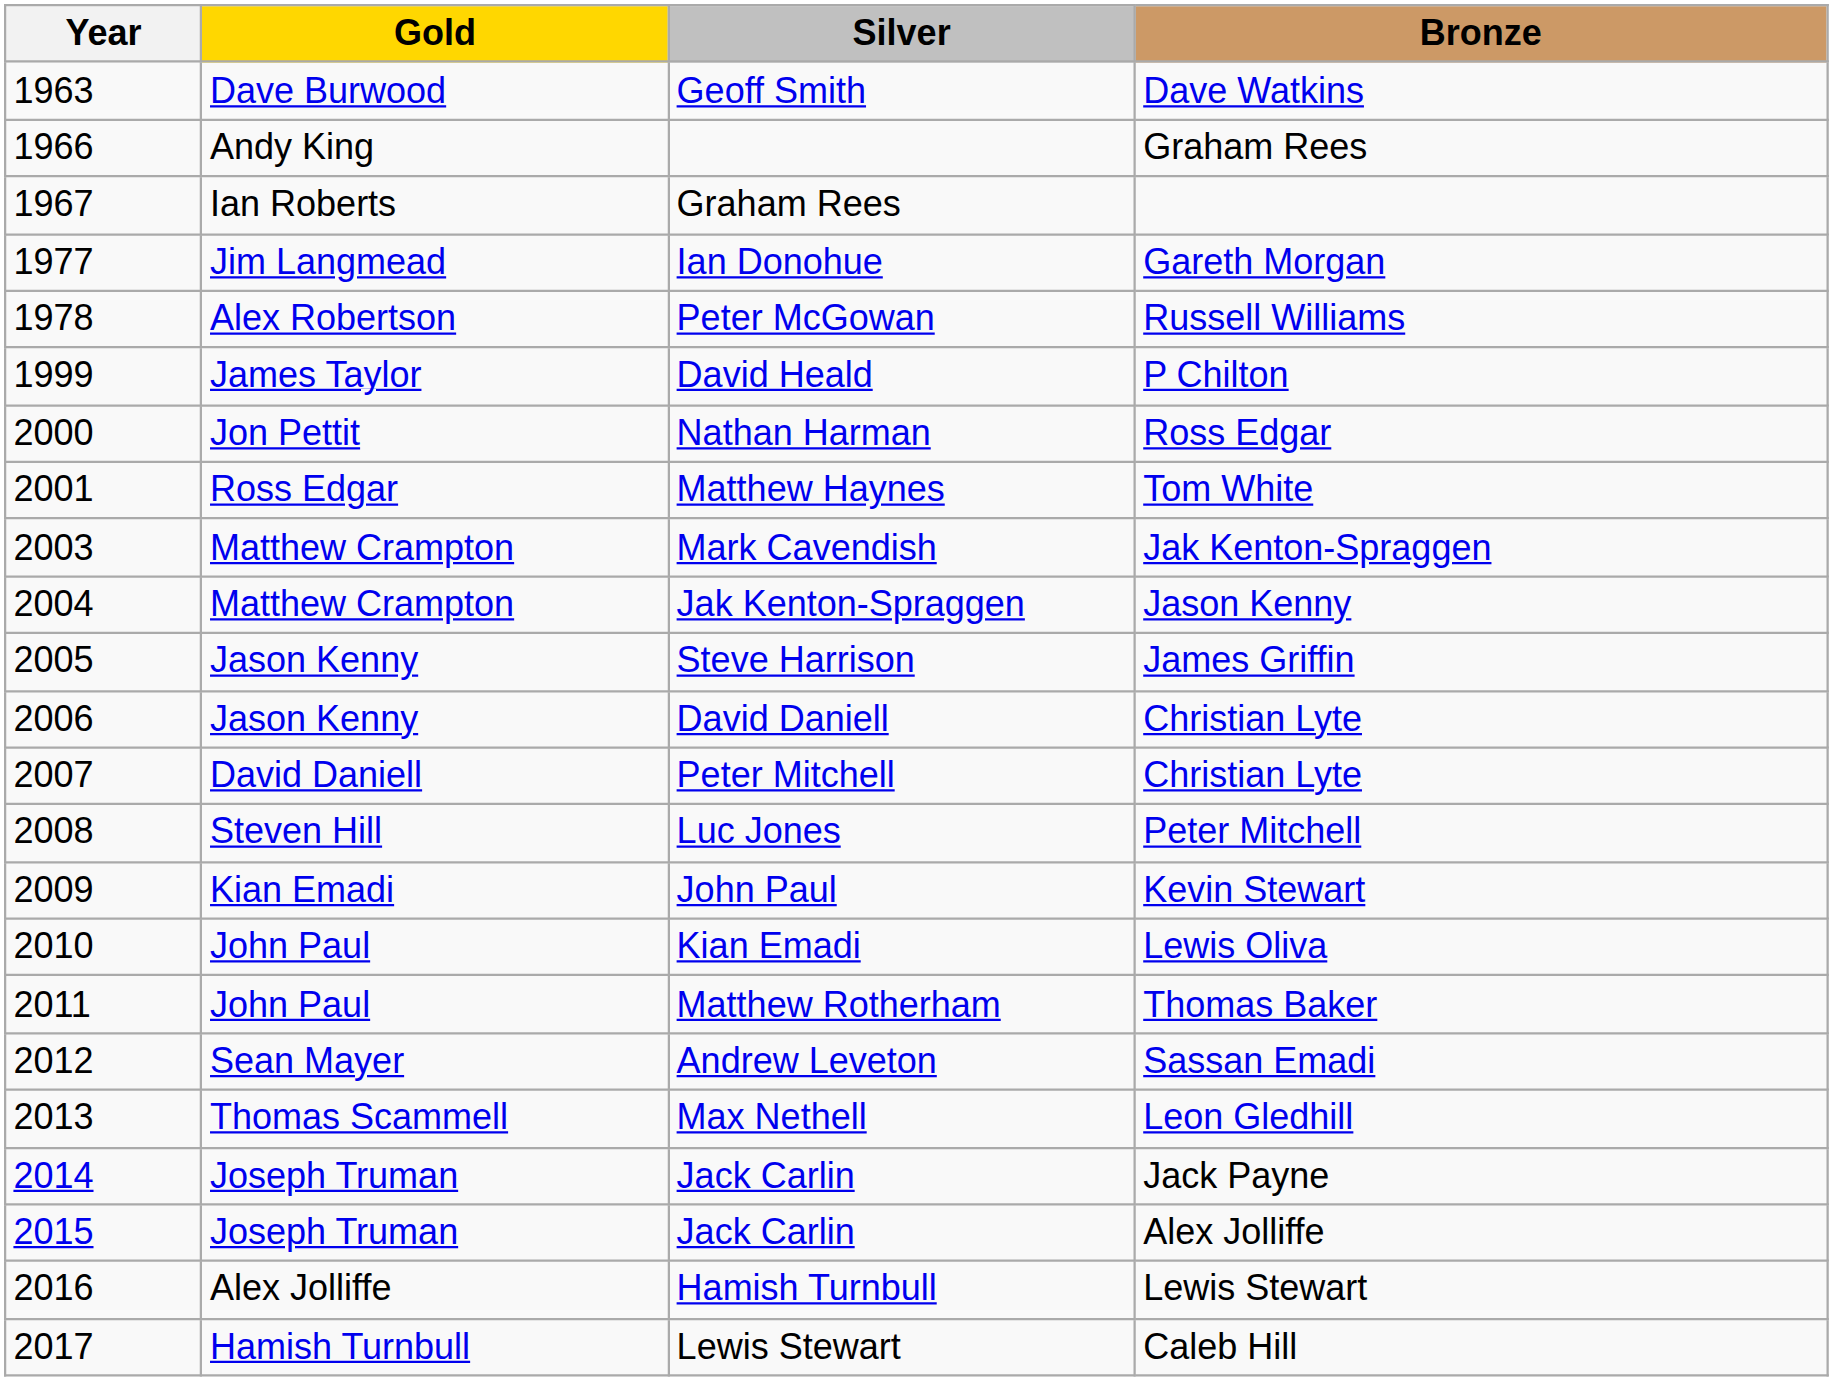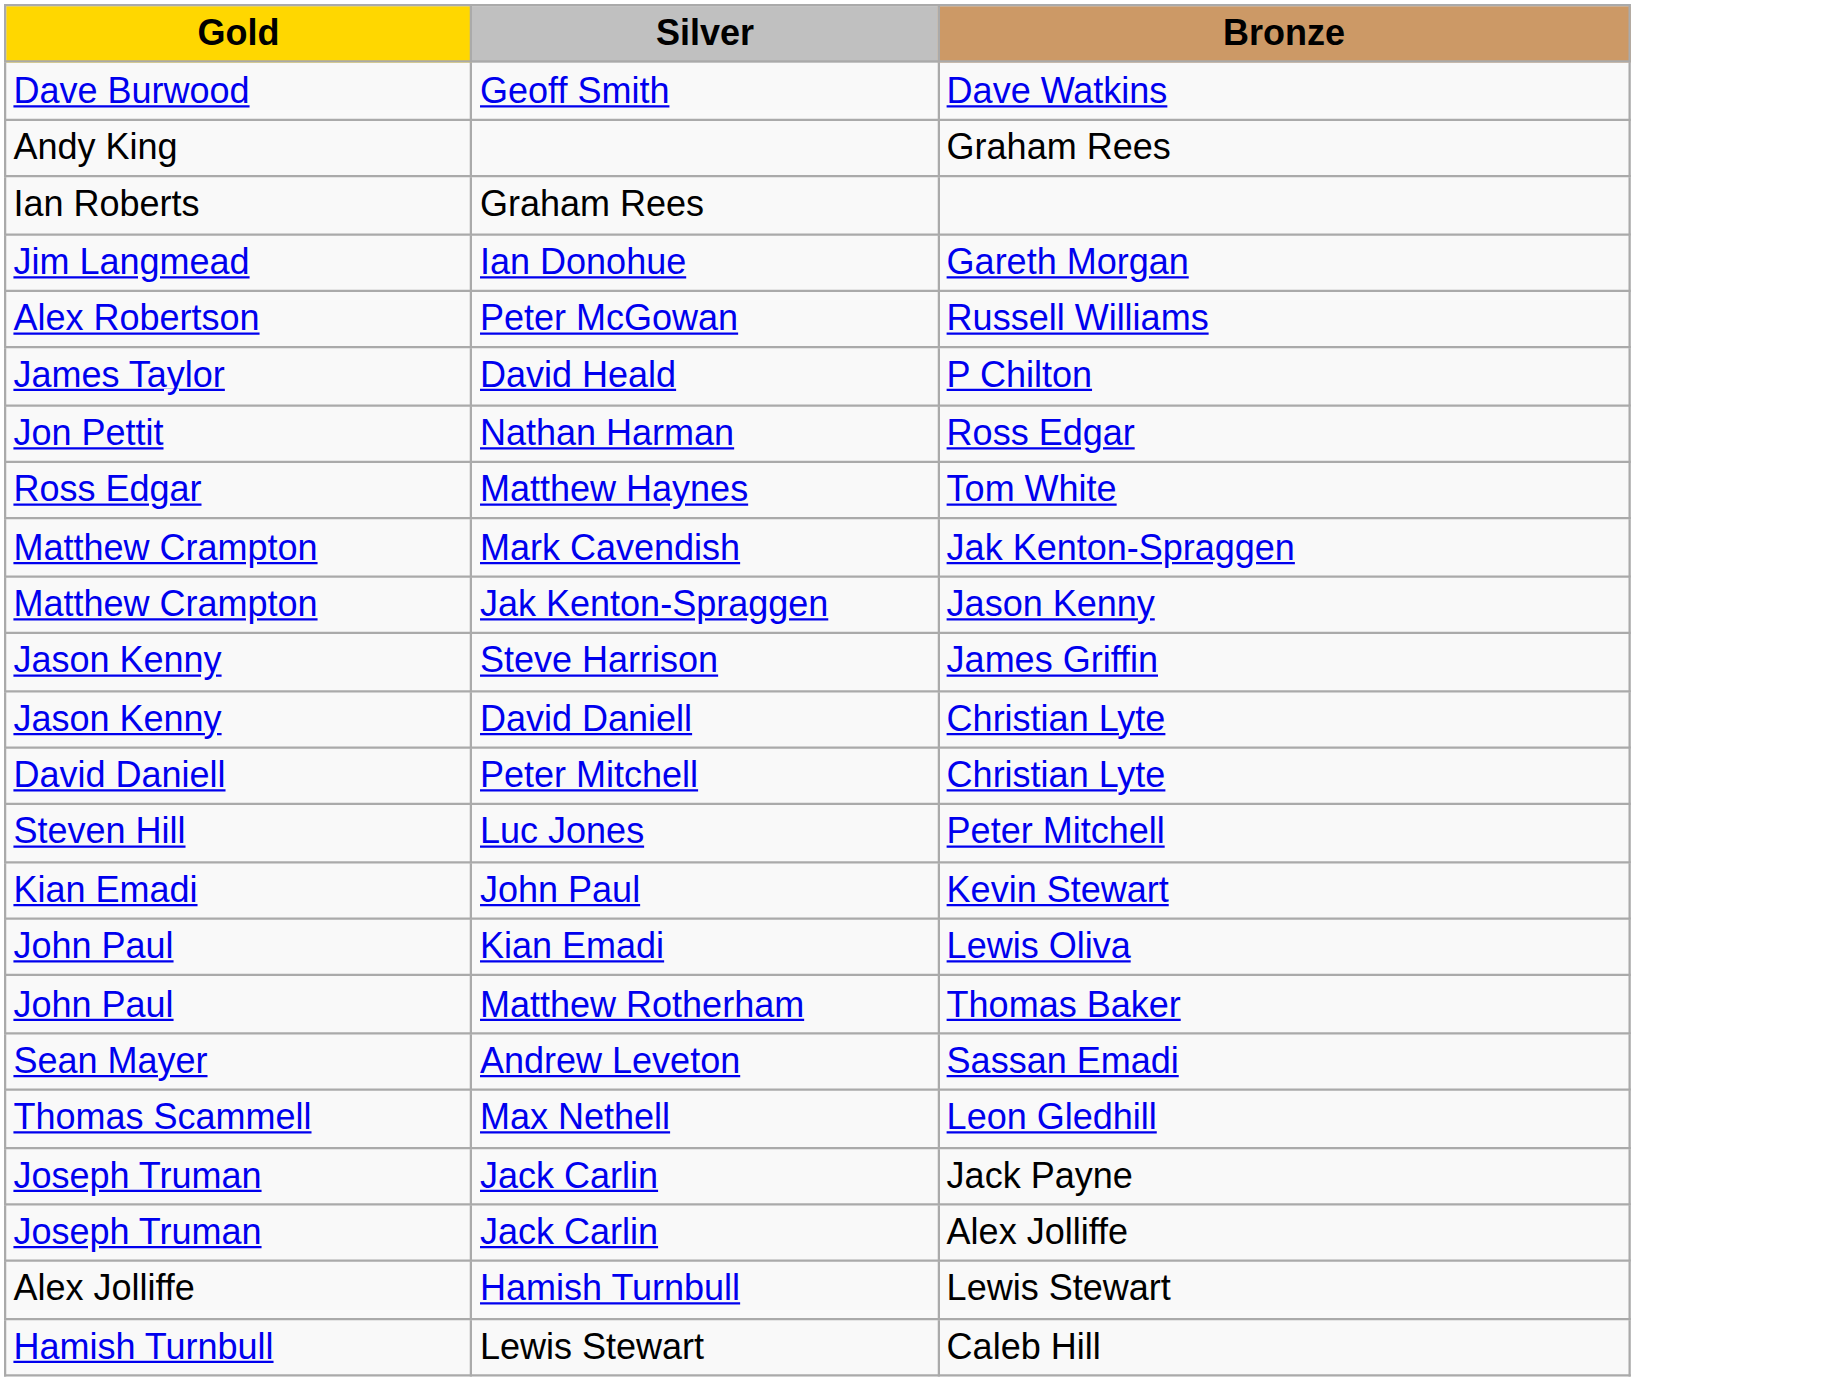- column: (103, 33)
